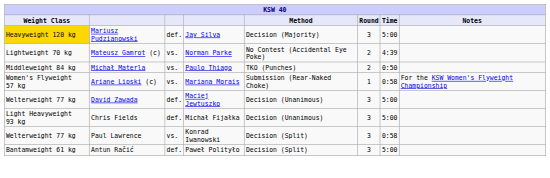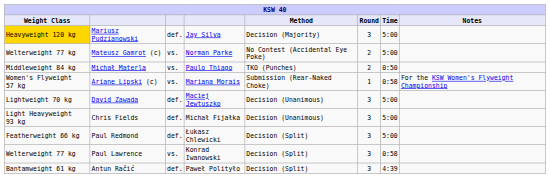(39, 53) Lightweight 70 kg -> (41, 53) Welterweight 77 kg
(390, 53) 4:39 -> (390, 53) 5:00
(41, 100) Welterweight 77 kg -> (39, 100) Lightweight 70 kg
+ row: (115, 136)
(390, 150) 5:00 -> (390, 168) 4:39
